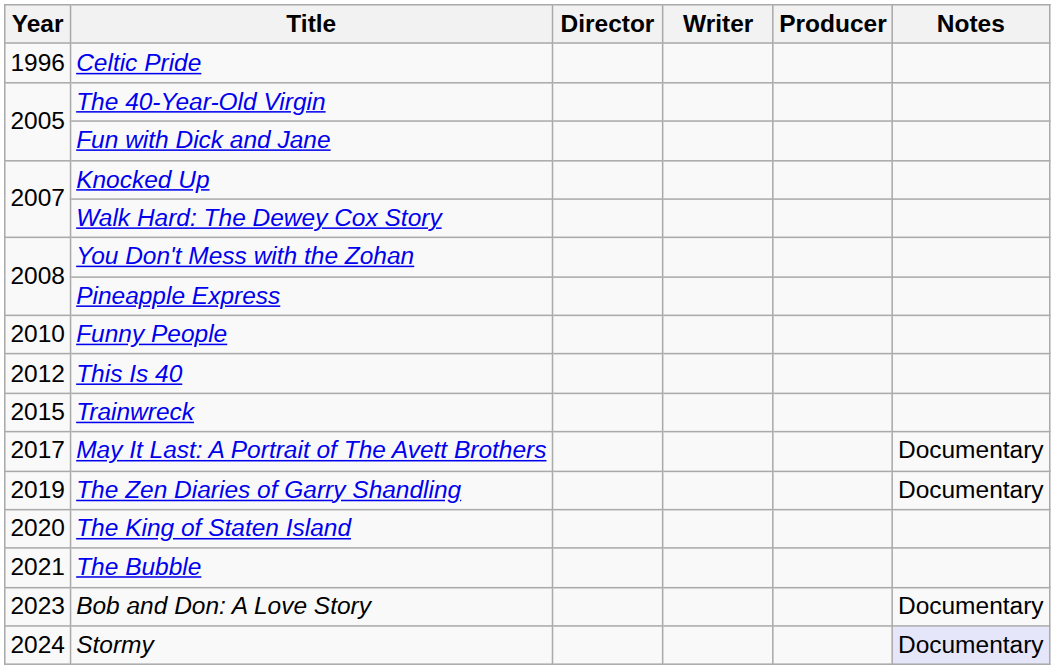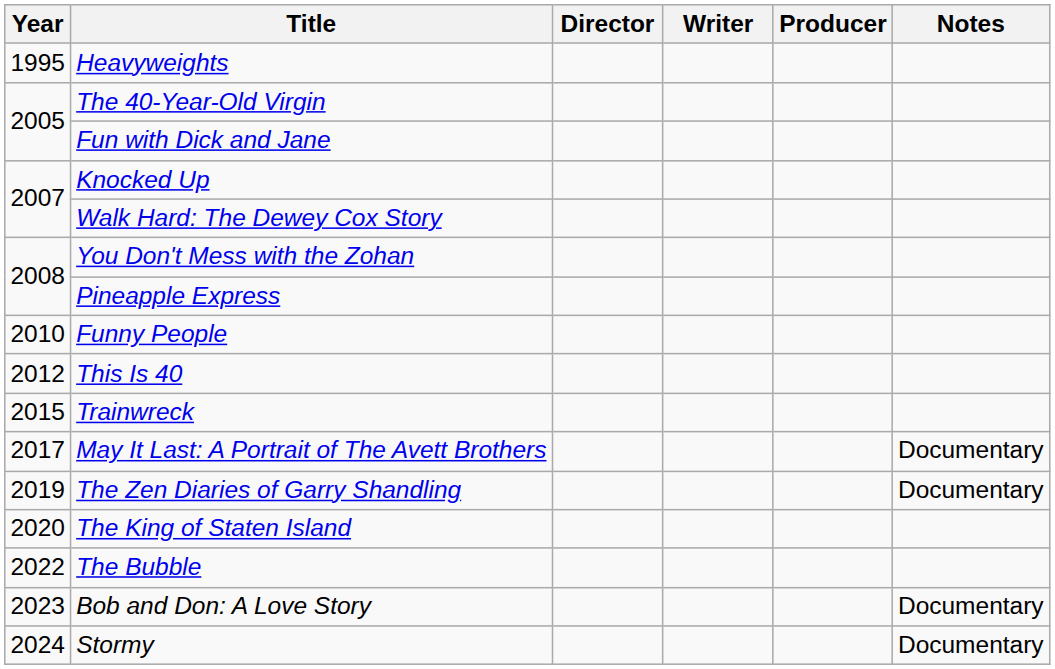+ row: (152, 62)
- row: (139, 62)
(38, 567) 2021 -> (38, 567) 2022
(971, 645) lavender background -> (971, 645) no background
